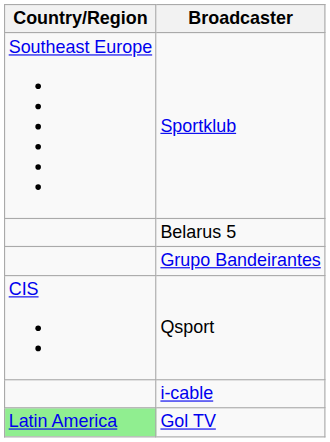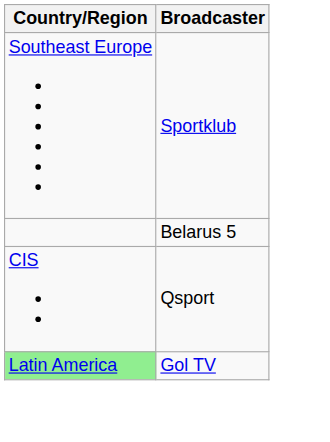- row: (241, 260)
- row: (187, 393)
